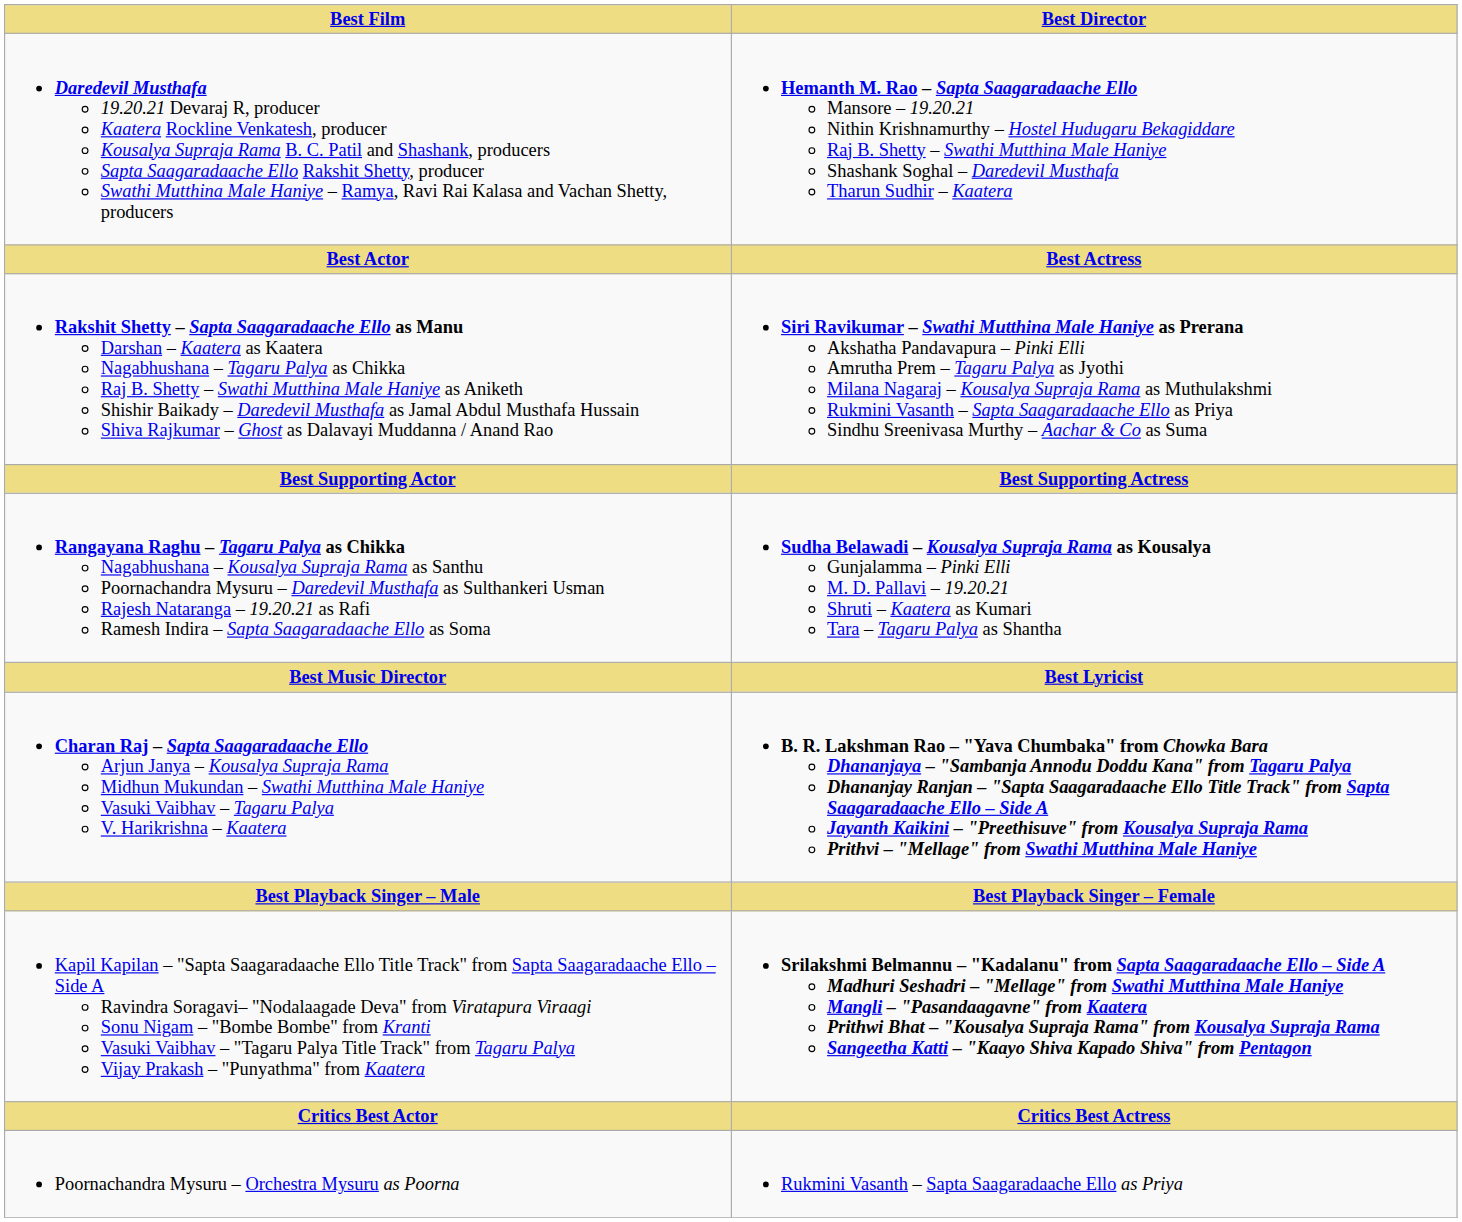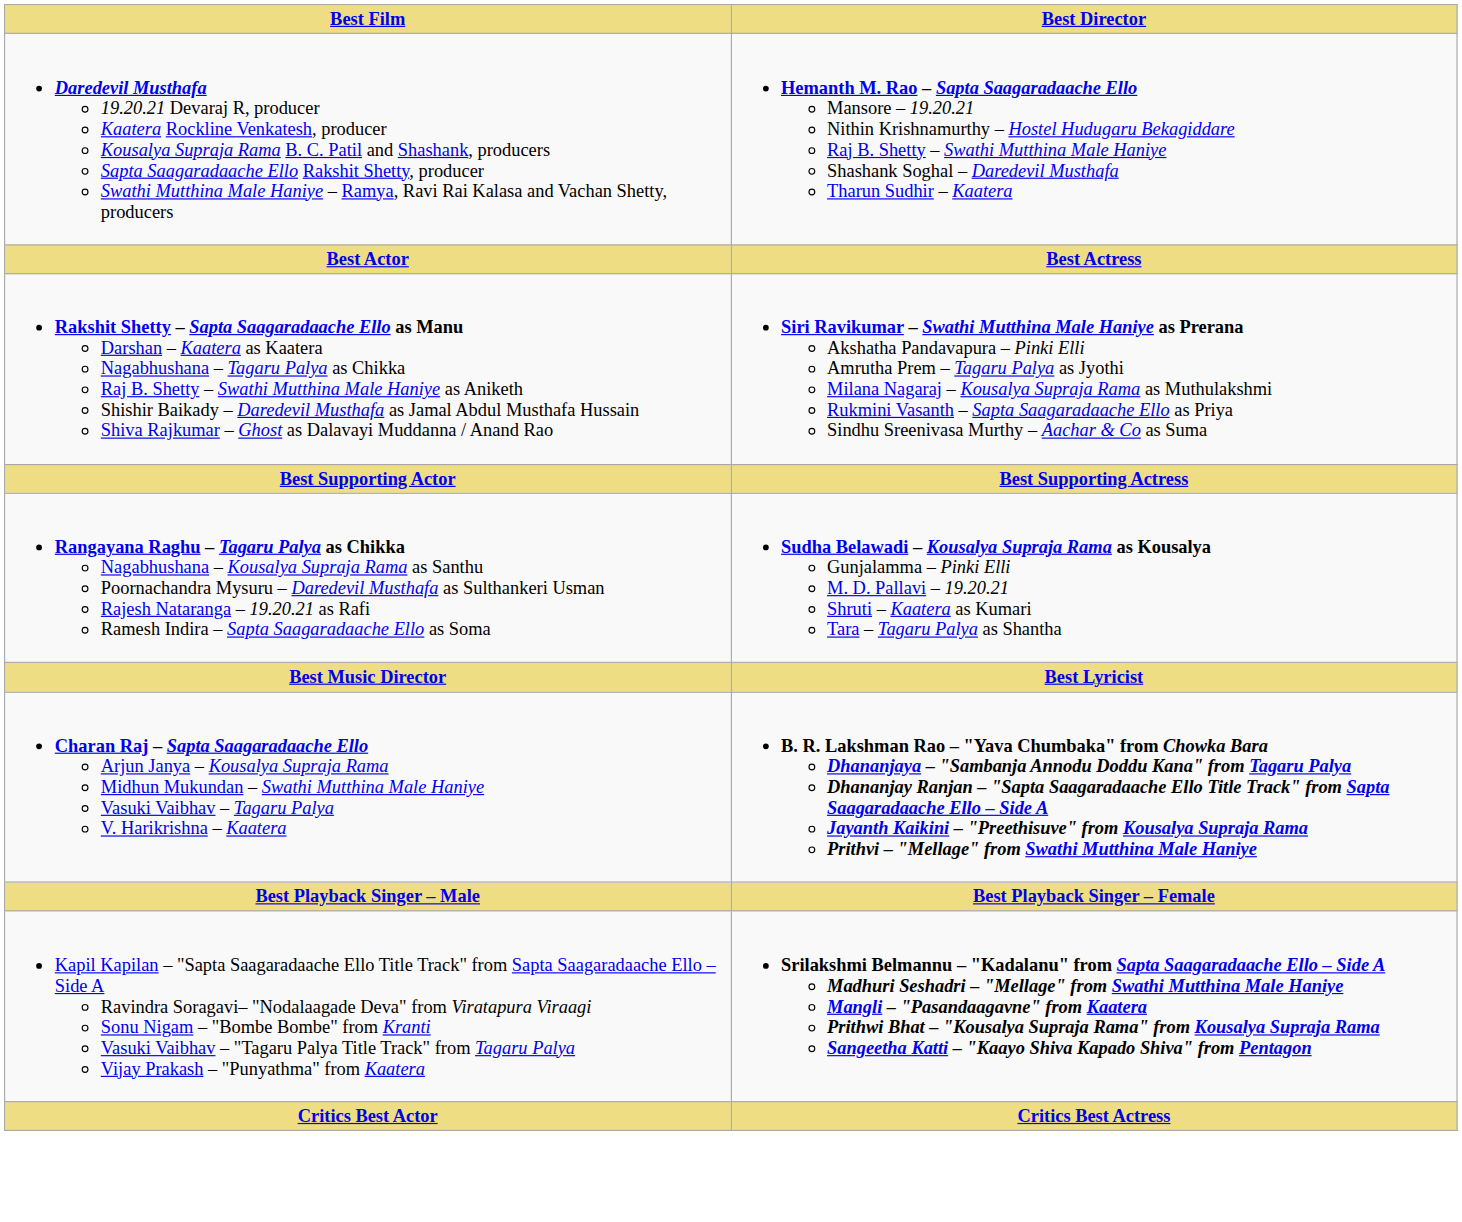- row: (368, 1184)
